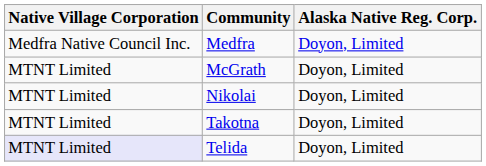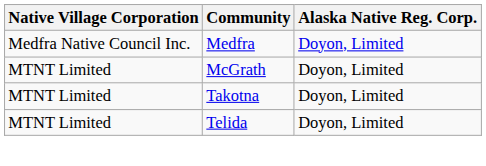- row: (231, 95)
(60, 148) lavender background -> (60, 122) no background
